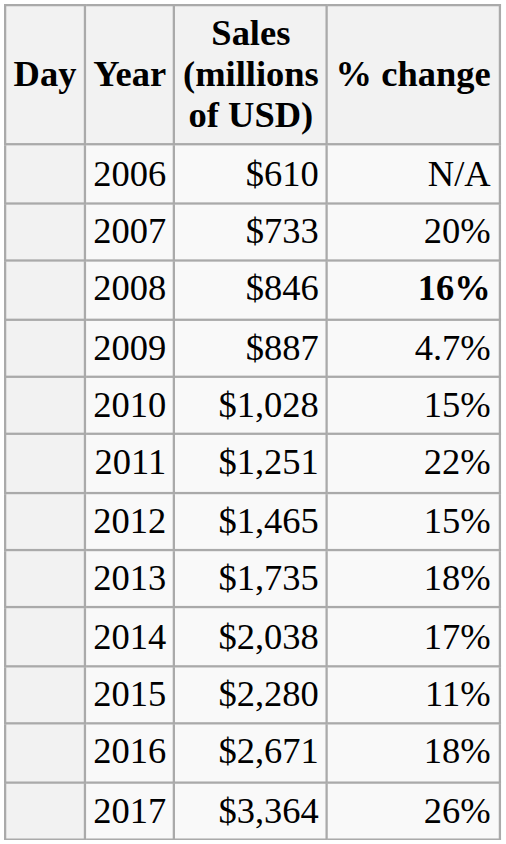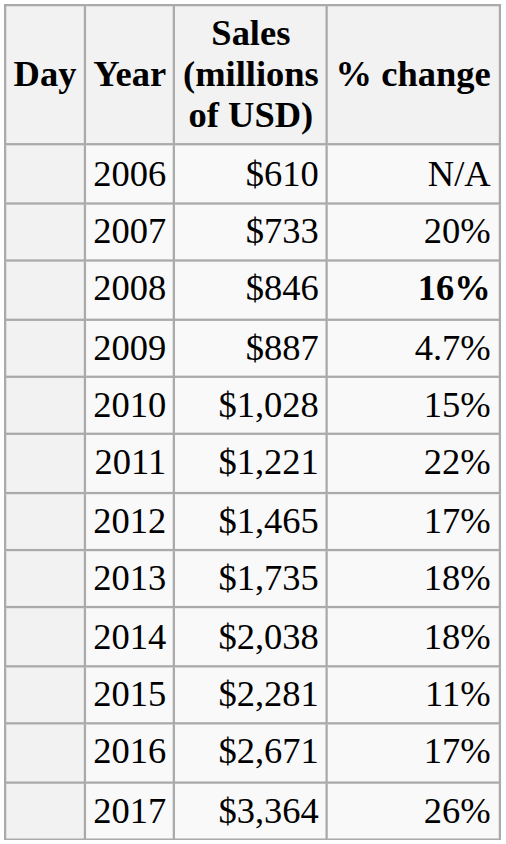(269, 462) $1,251 -> (269, 462) $1,221
(457, 520) 15% -> (457, 520) 17%
(457, 636) 17% -> (457, 636) 18%
(269, 694) $2,280 -> (269, 694) $2,281
(457, 751) 18% -> (457, 751) 17%
